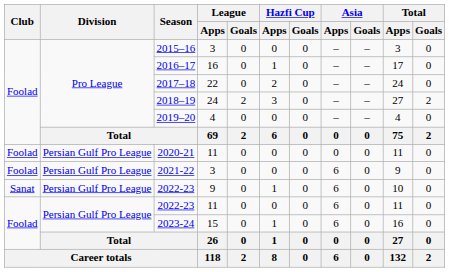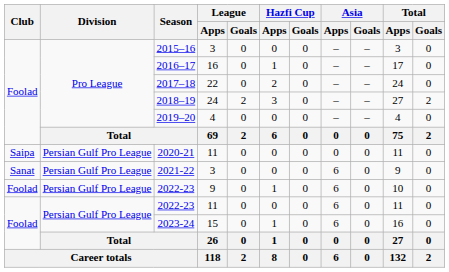(22, 153) Foolad -> (22, 153) Saipa
(22, 170) Foolad -> (22, 170) Sanat
(22, 188) Sanat -> (22, 188) Foolad
